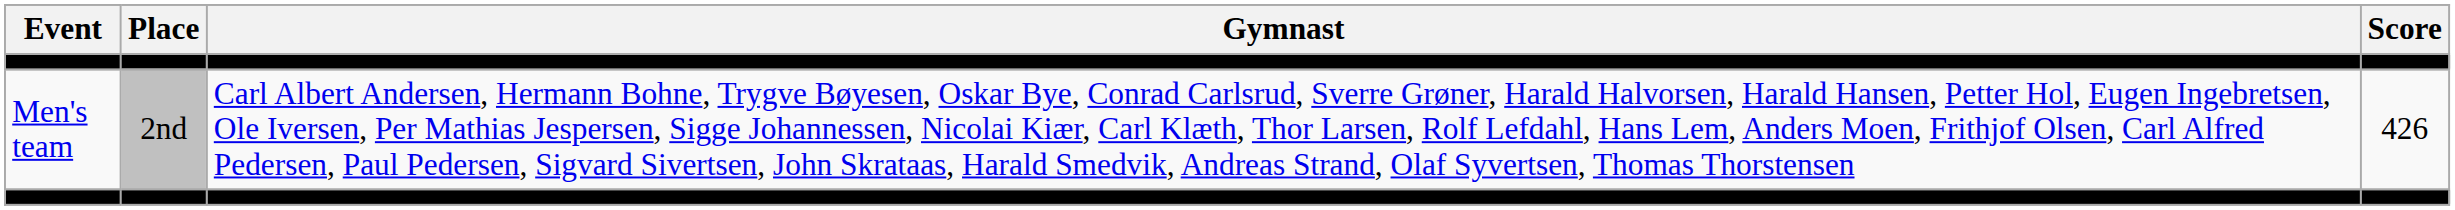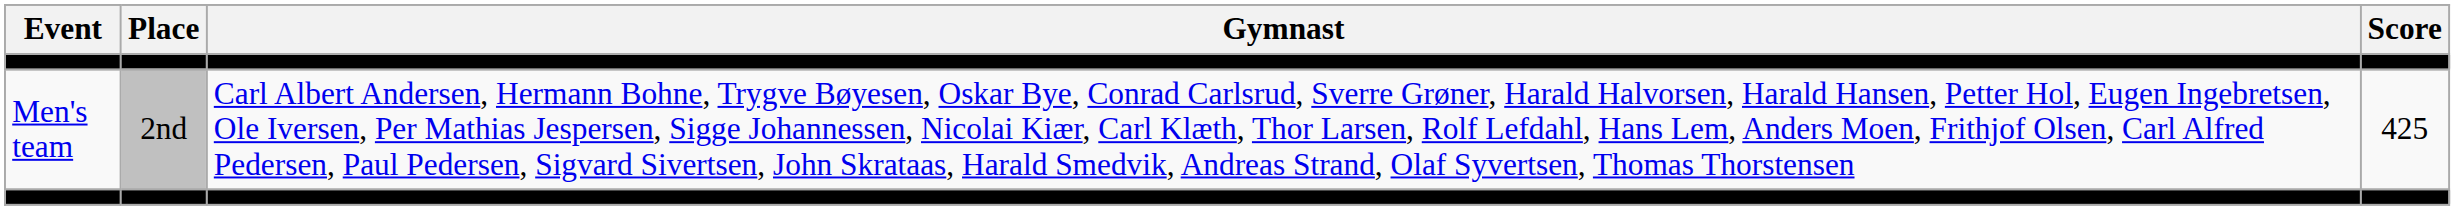(2405, 128) 426 -> (2405, 128) 425
